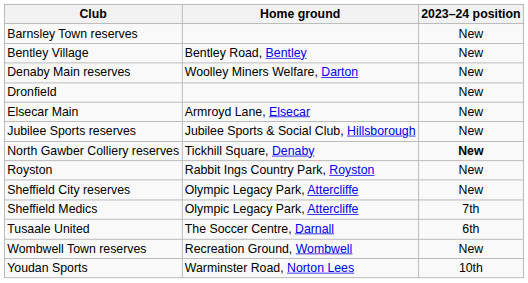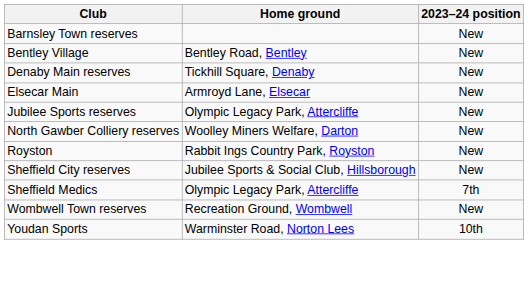(271, 72) Woolley Miners Welfare, Darton -> (250, 72) Tickhill Square, Denaby
- row: (32, 92)
(300, 131) Jubilee Sports & Social Club, Hillsborough -> (272, 111) Olympic Legacy Park, Attercliffe
(250, 151) Tickhill Square, Denaby -> (271, 131) Woolley Miners Welfare, Darton
(471, 151) bold -> (471, 131) normal
(272, 190) Olympic Legacy Park, Attercliffe -> (300, 170) Jubilee Sports & Social Club, Hillsborough
- row: (48, 229)
